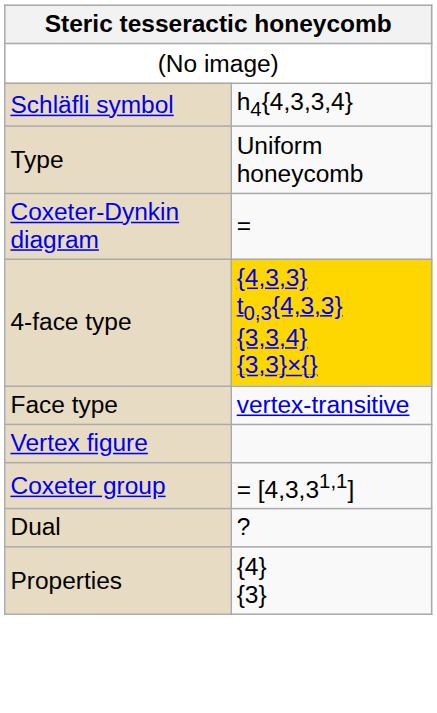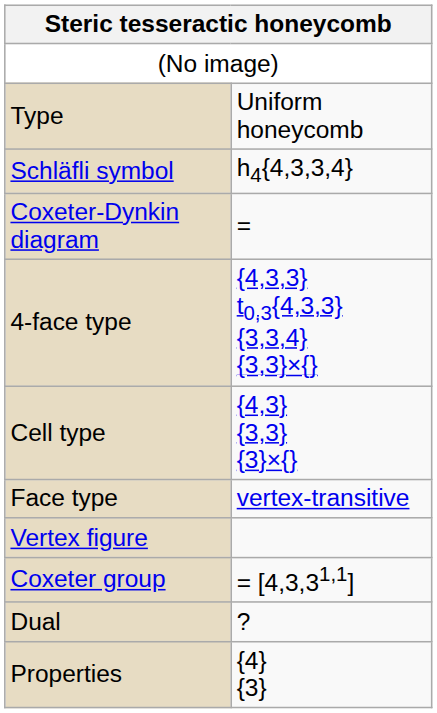rows swapped: (37, 159) <-> (92, 104)
(290, 322) gold background -> (290, 322) no background
+ row: (58, 432)
